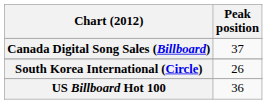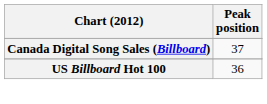- row: (109, 68)
